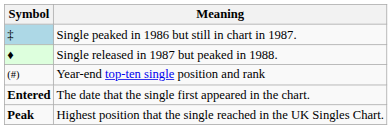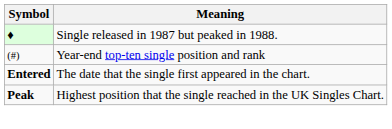- row: (177, 34)
